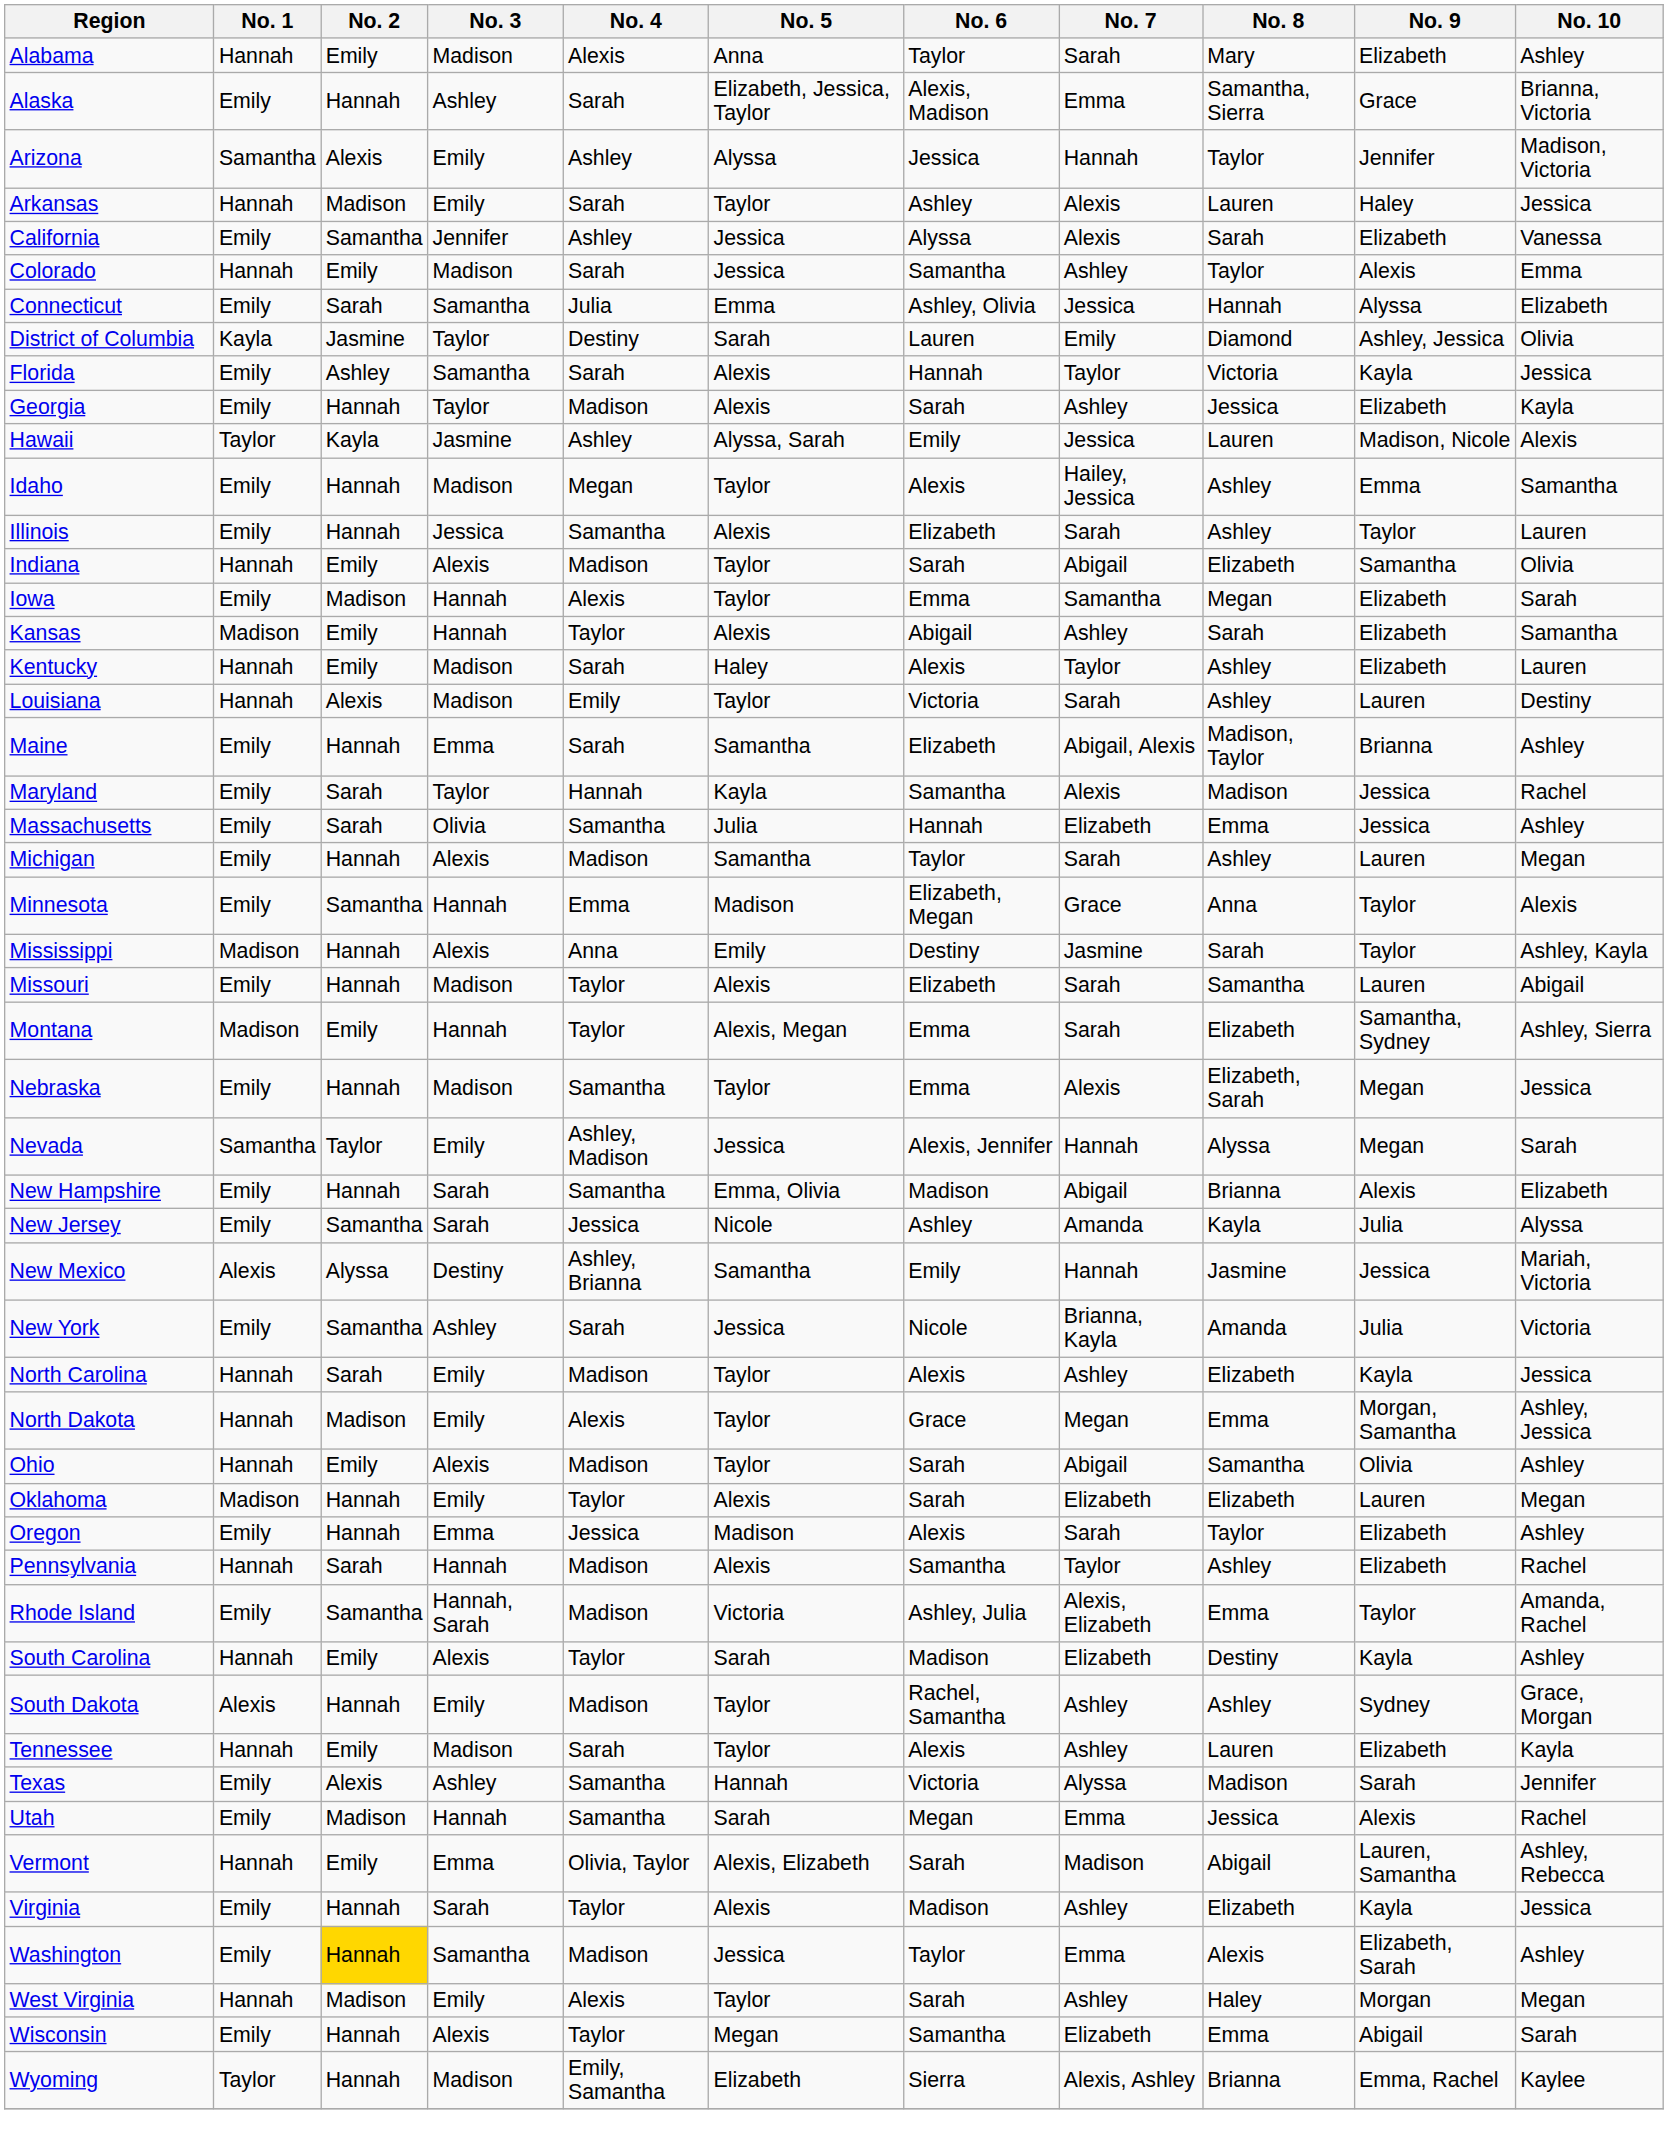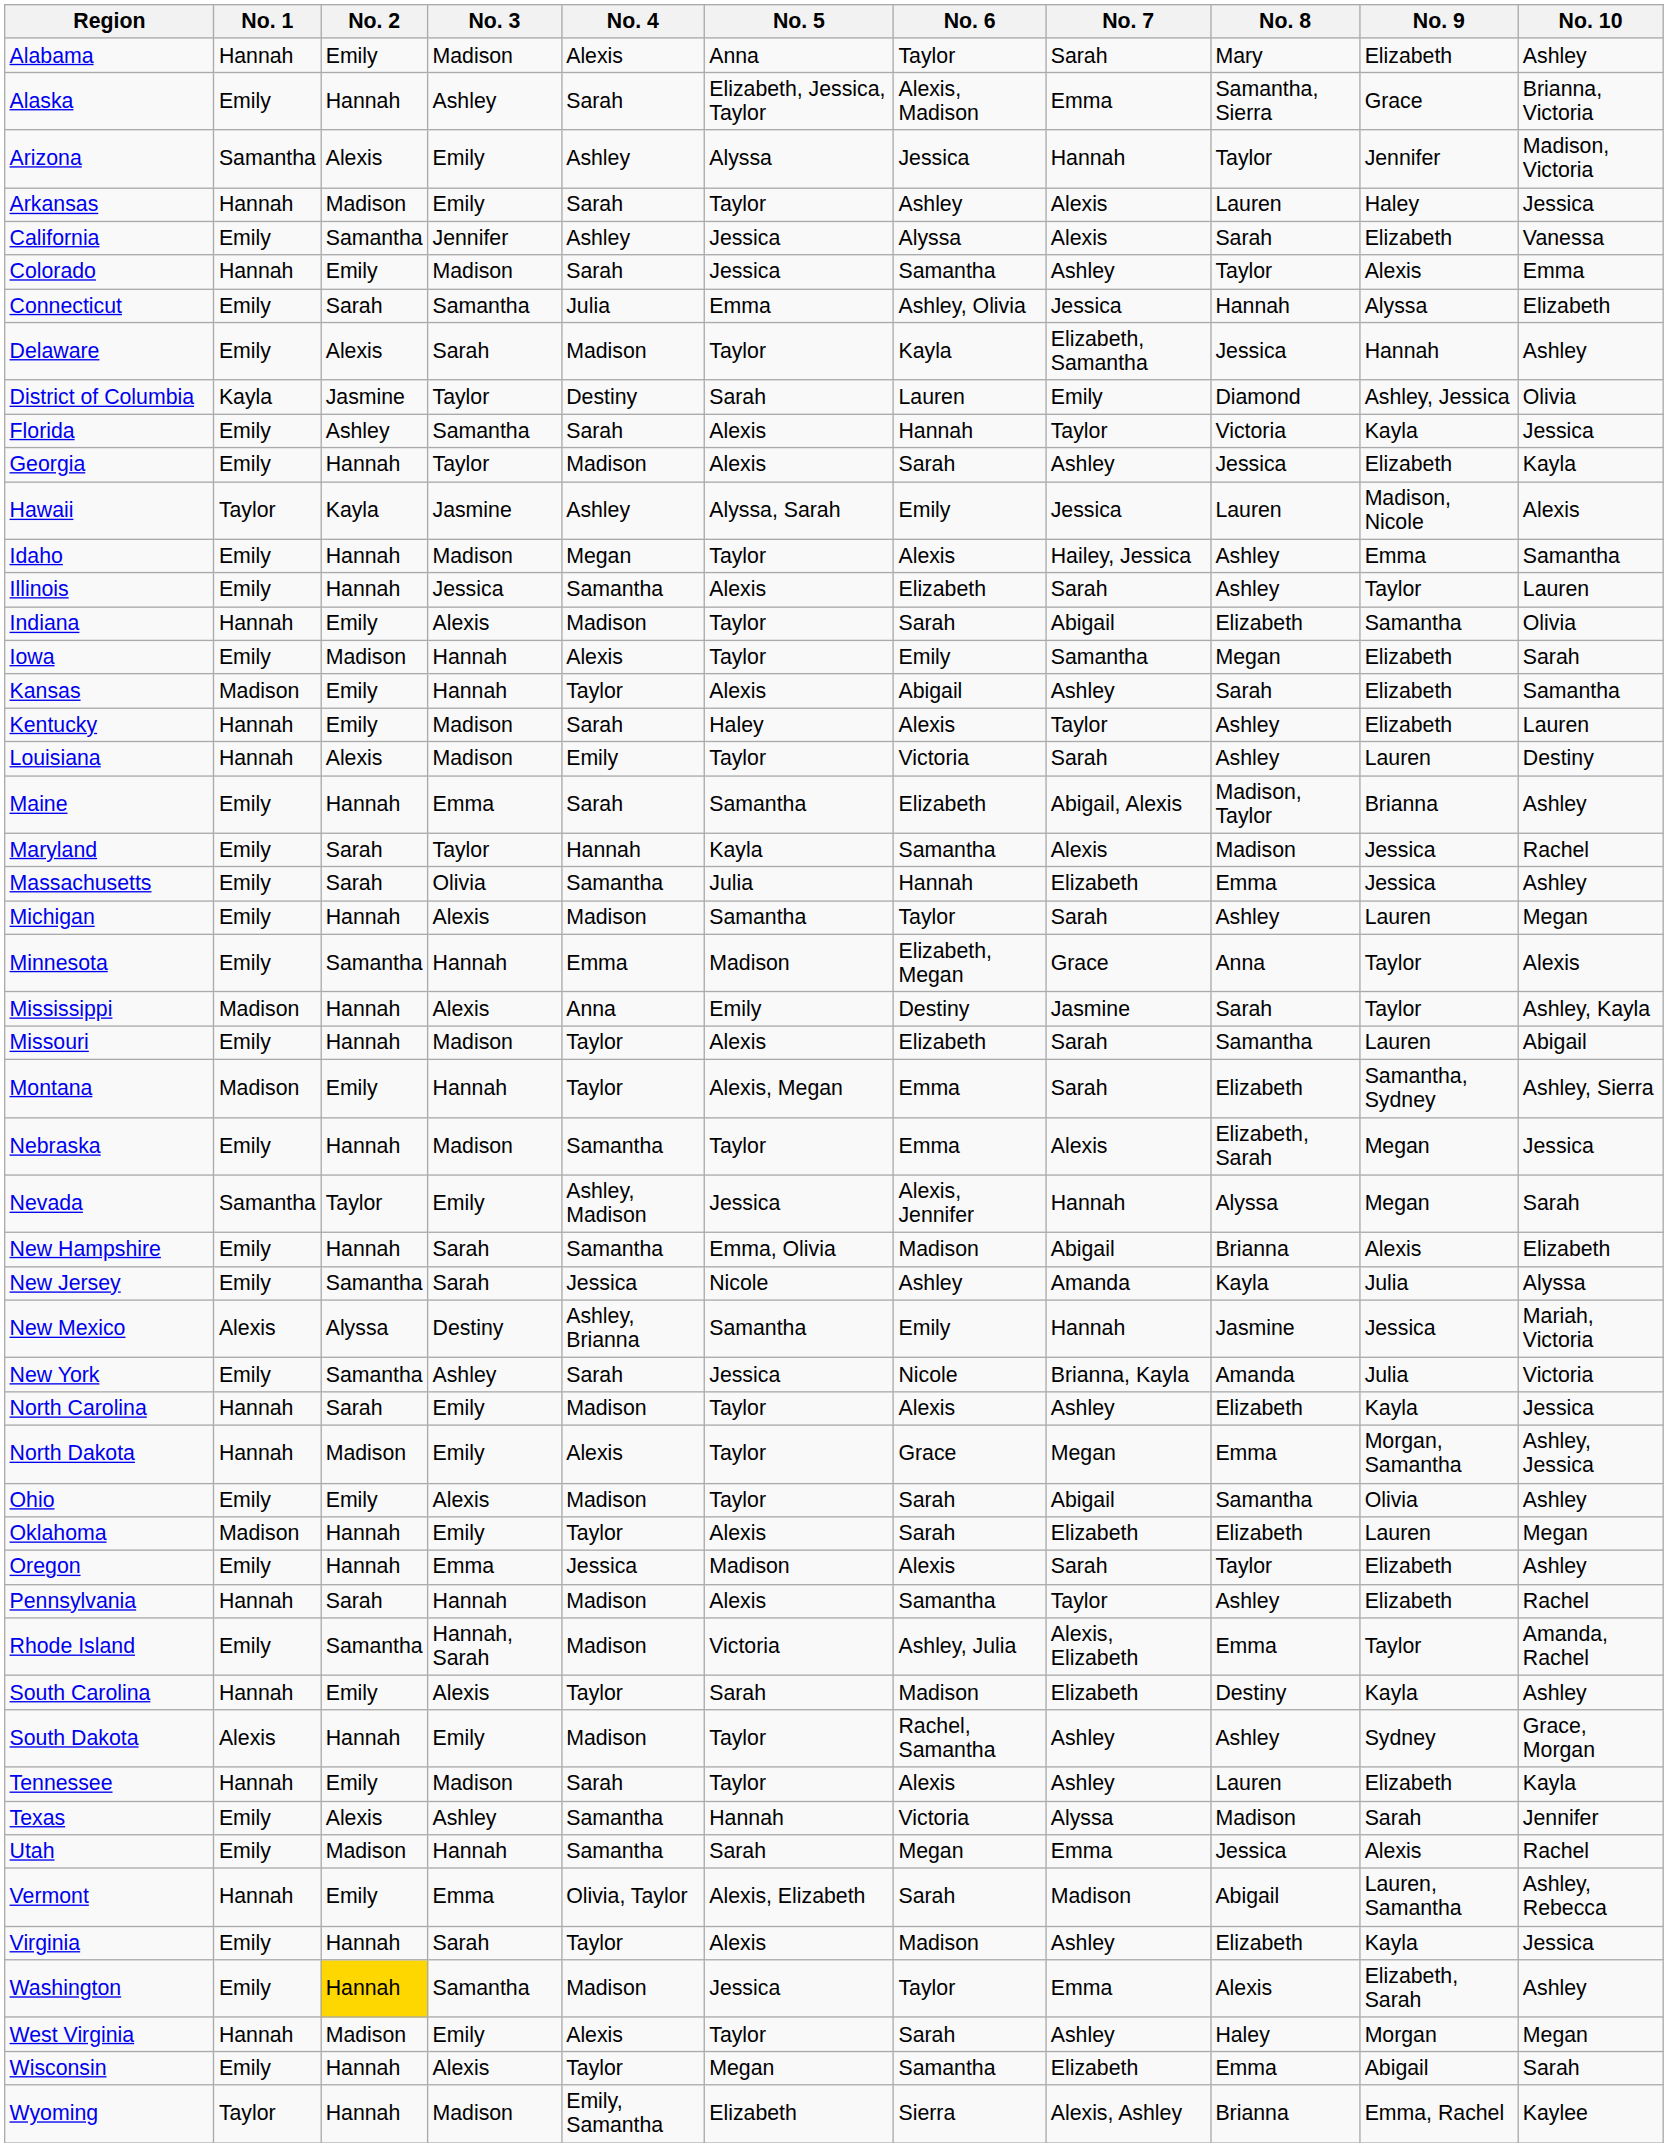+ row: (55, 351)
(939, 599) Emma -> (924, 657) Emily
(256, 1465) Hannah -> (245, 1499) Emily
